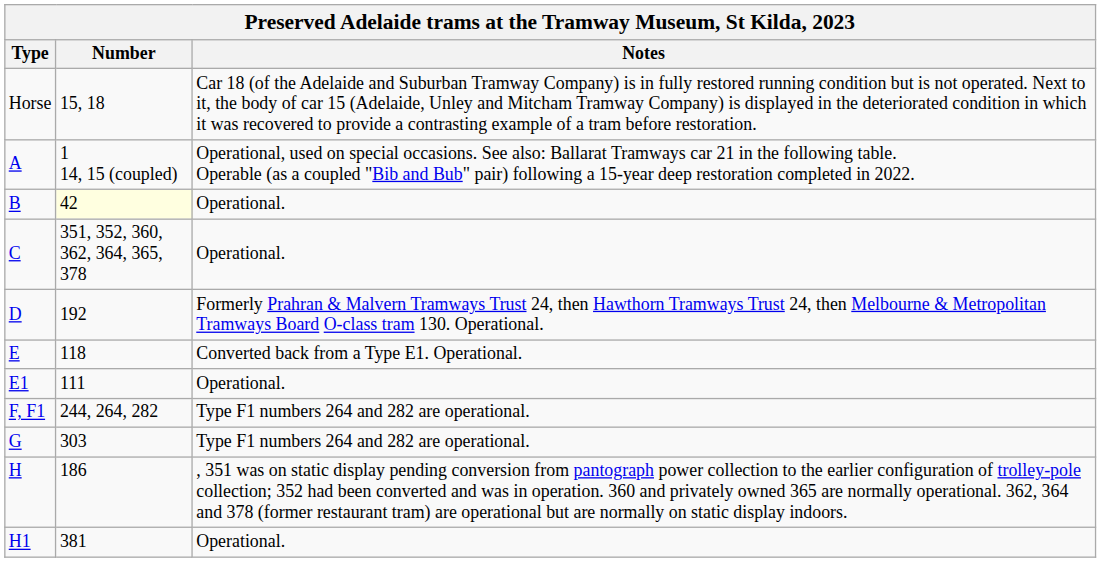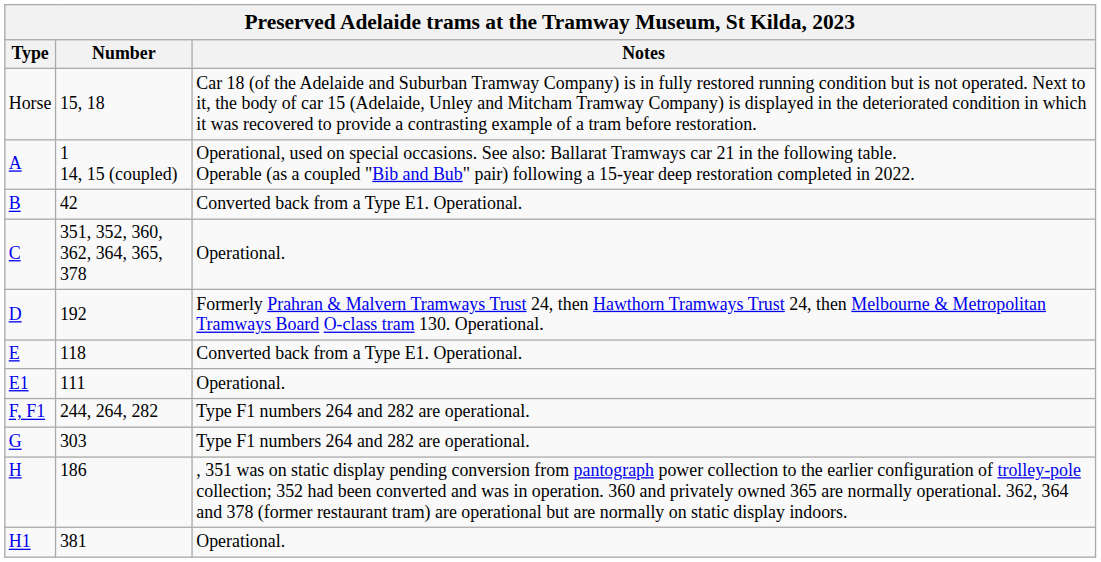(69, 203) lightyellow background -> (69, 203) no background
(241, 203) Operational. -> (359, 203) Converted back from a Type E1. Operational.
